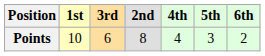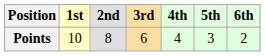columns swapped: (143, 15) <-> (107, 15)
